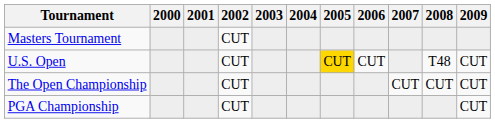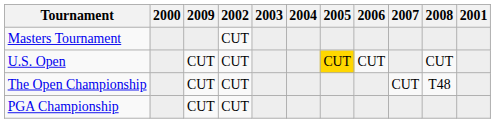columns swapped: (201, 16) <-> (473, 16)
(439, 61) T48 -> (439, 61) CUT
(439, 84) CUT -> (439, 84) T48
